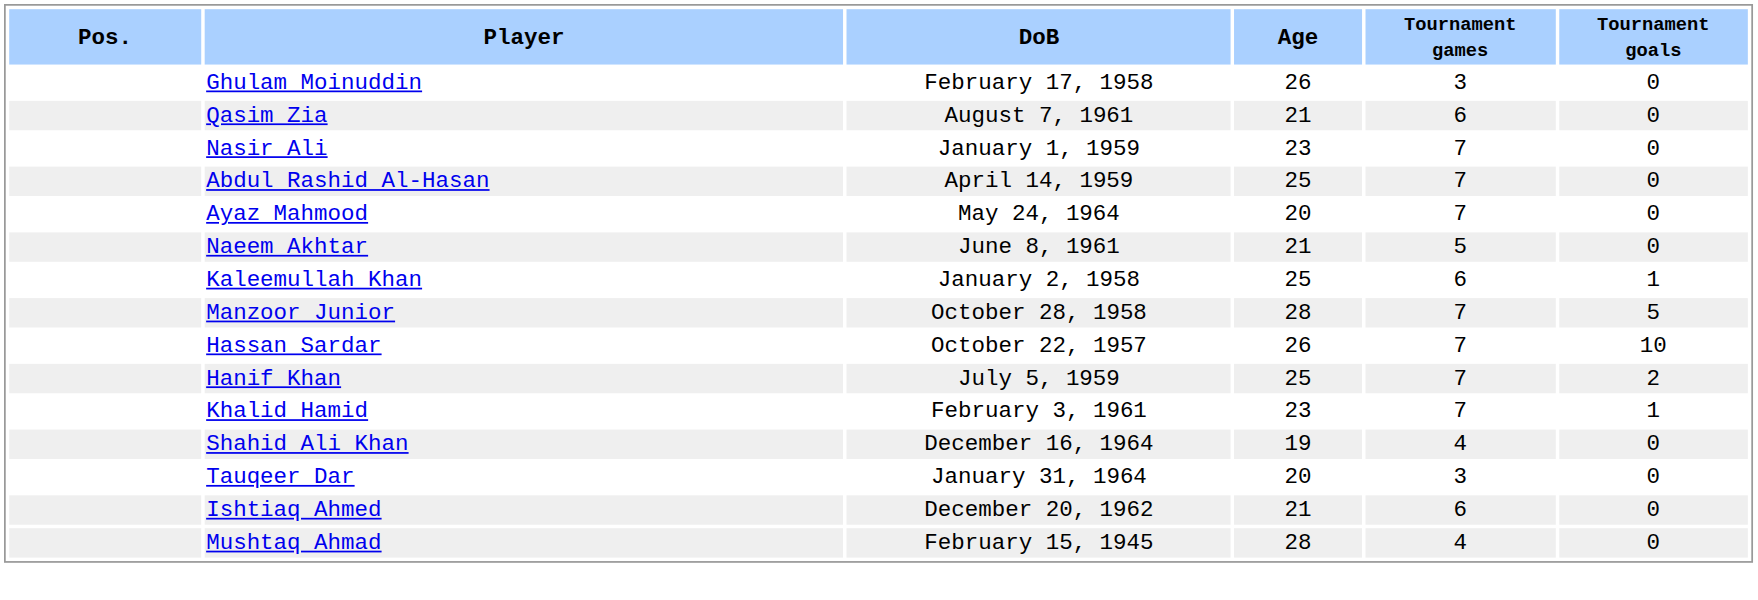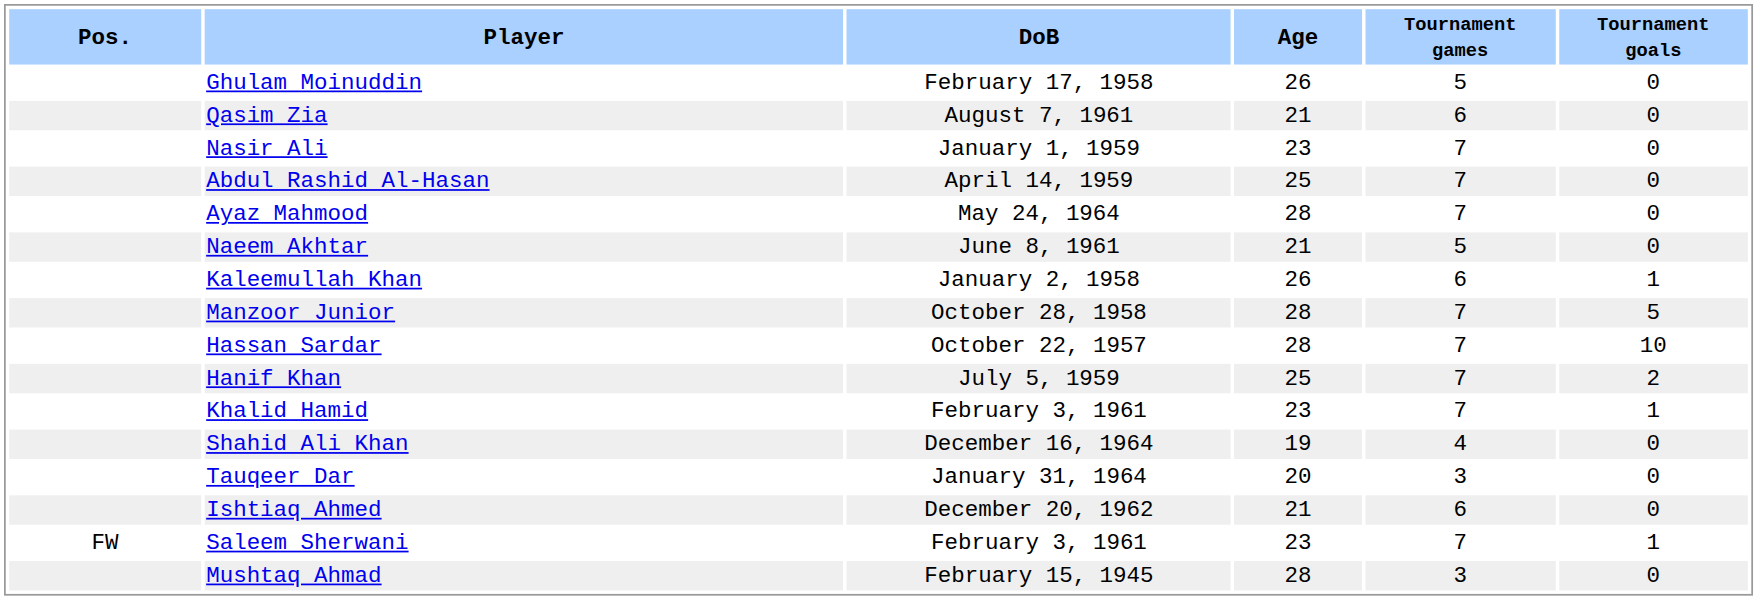(1460, 83) 3 -> (1460, 83) 5
(1298, 214) 20 -> (1298, 214) 28
(1298, 280) 25 -> (1298, 280) 26
(1298, 346) 26 -> (1298, 346) 28
+ row: (307, 543)
(1460, 543) 4 -> (1460, 576) 3
